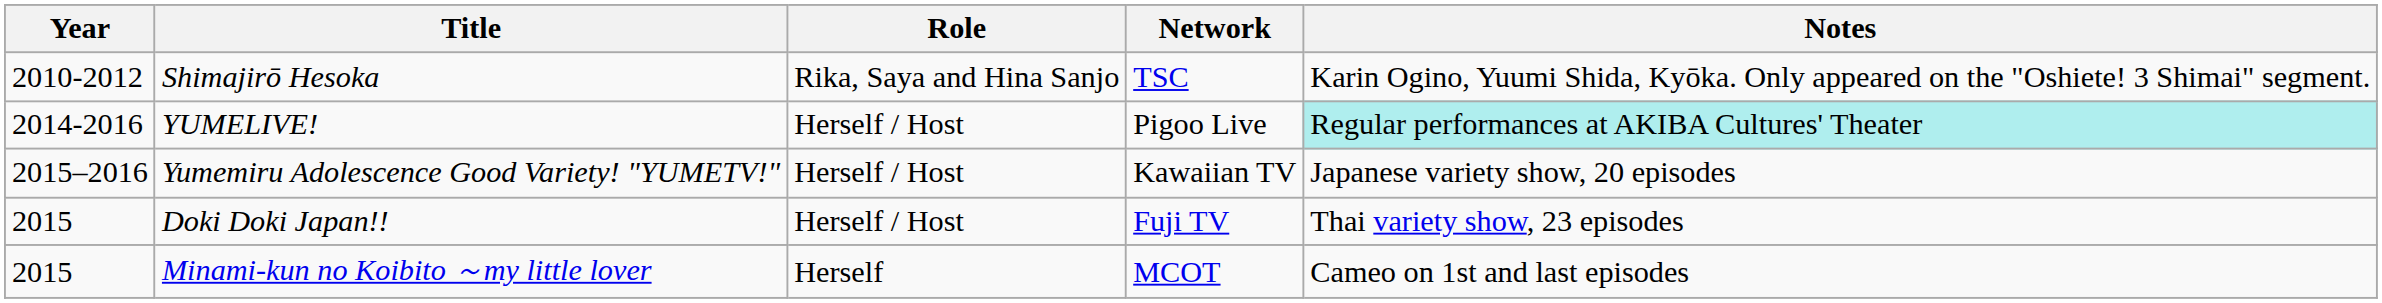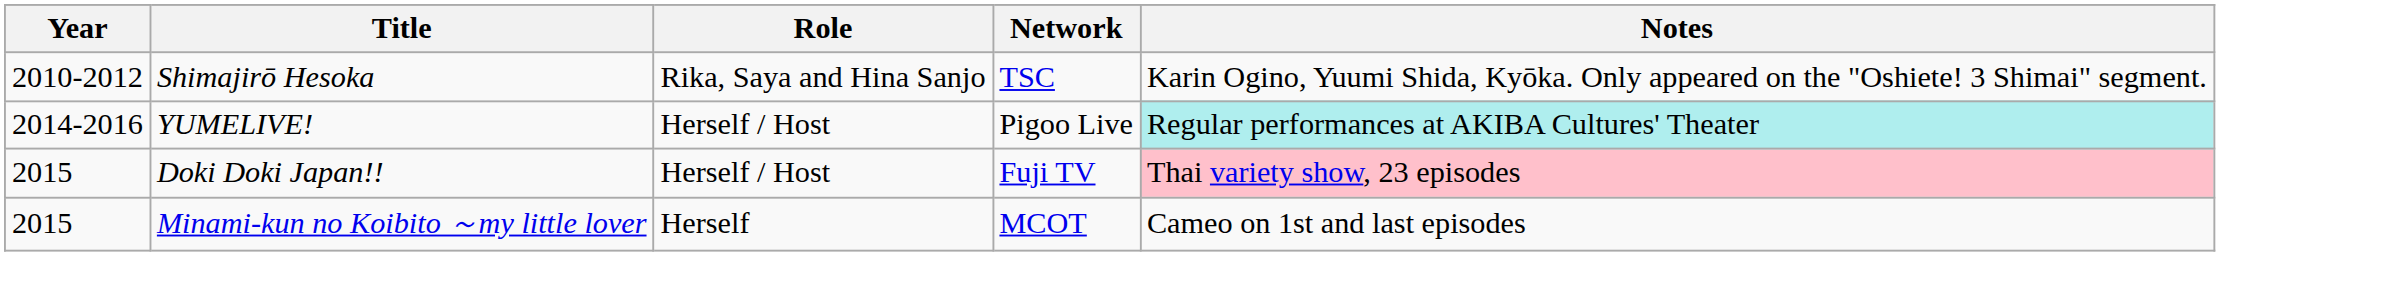- row: (471, 172)
(1497, 220) no background -> (1334, 172) pink background
